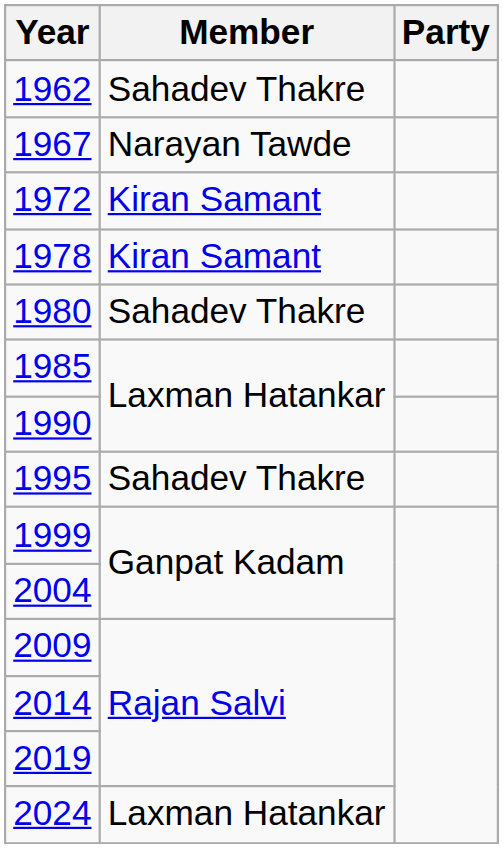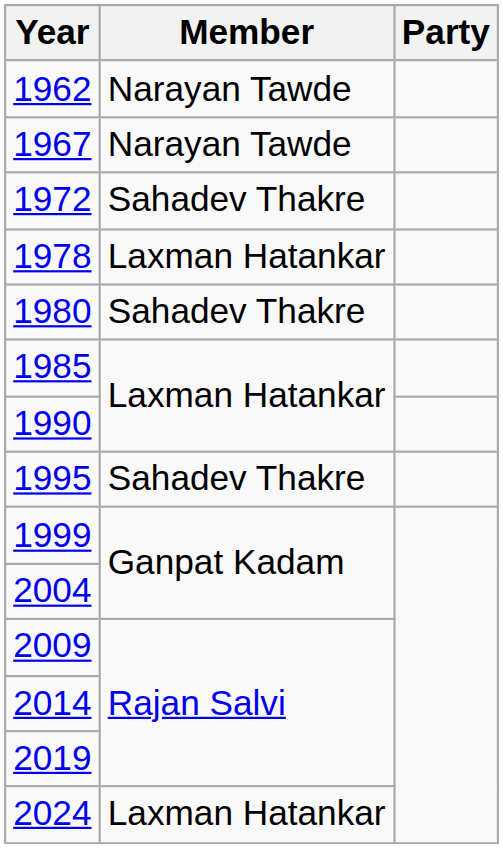(237, 88) Sahadev Thakre -> (230, 88) Narayan Tawde
(214, 199) Kiran Samant -> (237, 199) Sahadev Thakre
(214, 255) Kiran Samant -> (247, 255) Laxman Hatankar
